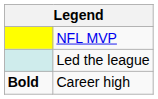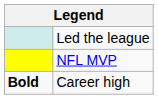rows swapped: (87, 37) <-> (103, 60)
